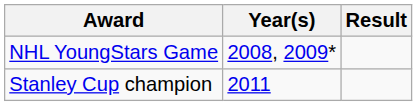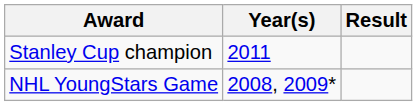rows swapped: (114, 52) <-> (111, 84)
